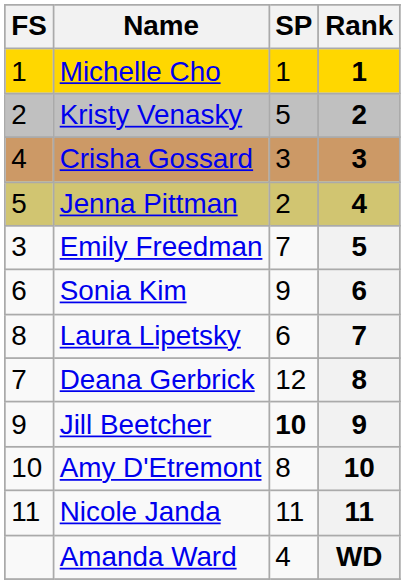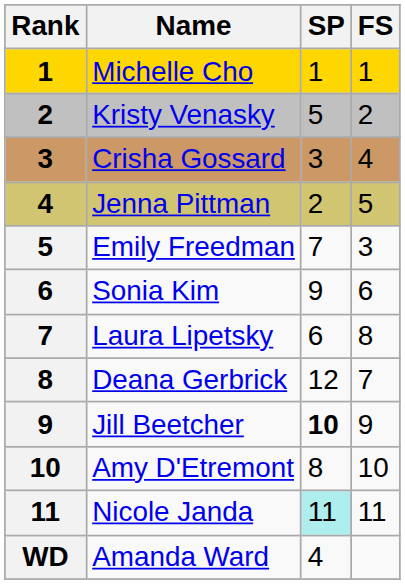columns swapped: (359, 26) <-> (29, 26)
(290, 512) no background -> (322, 512) paleturquoise background
